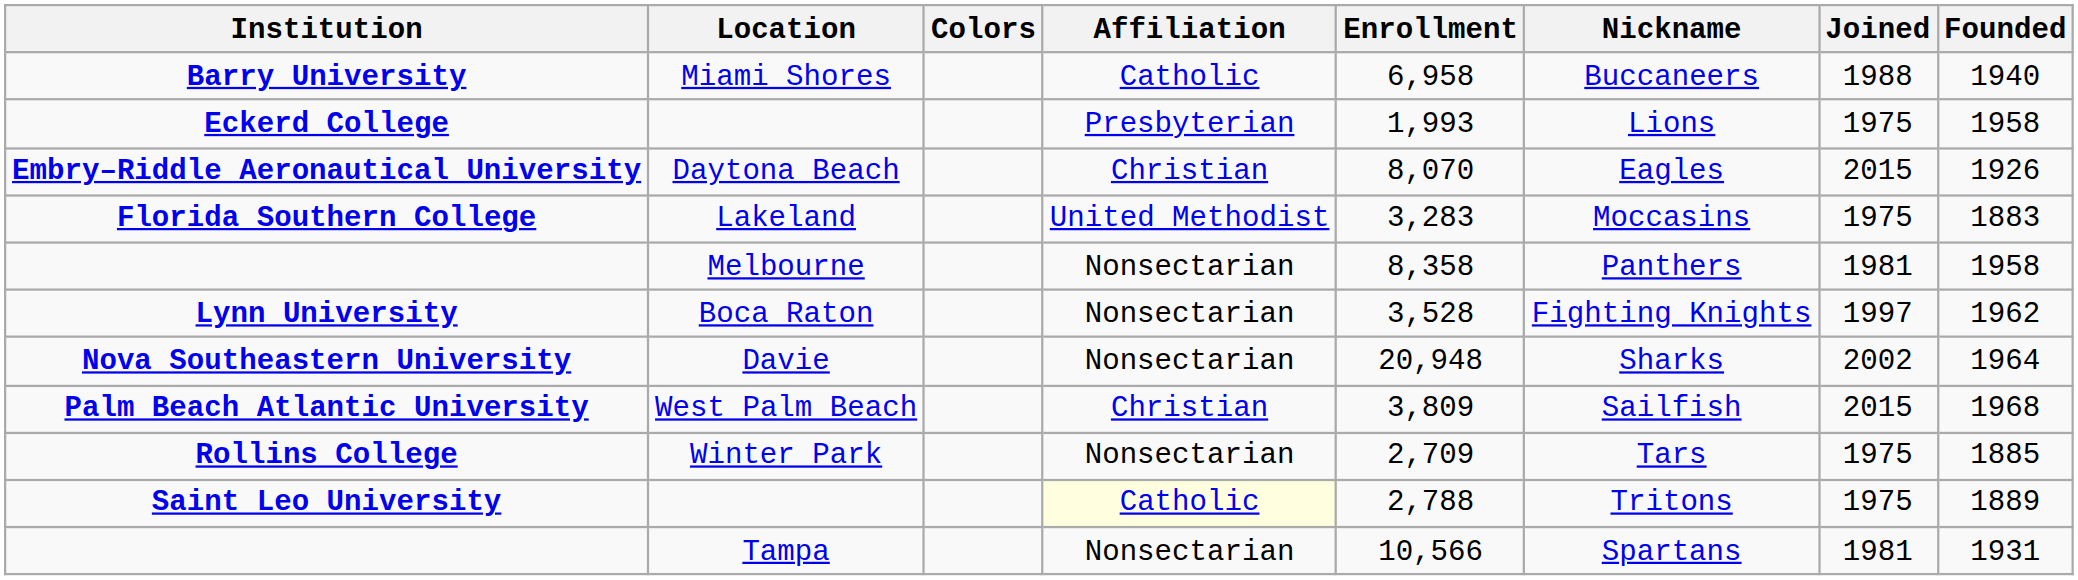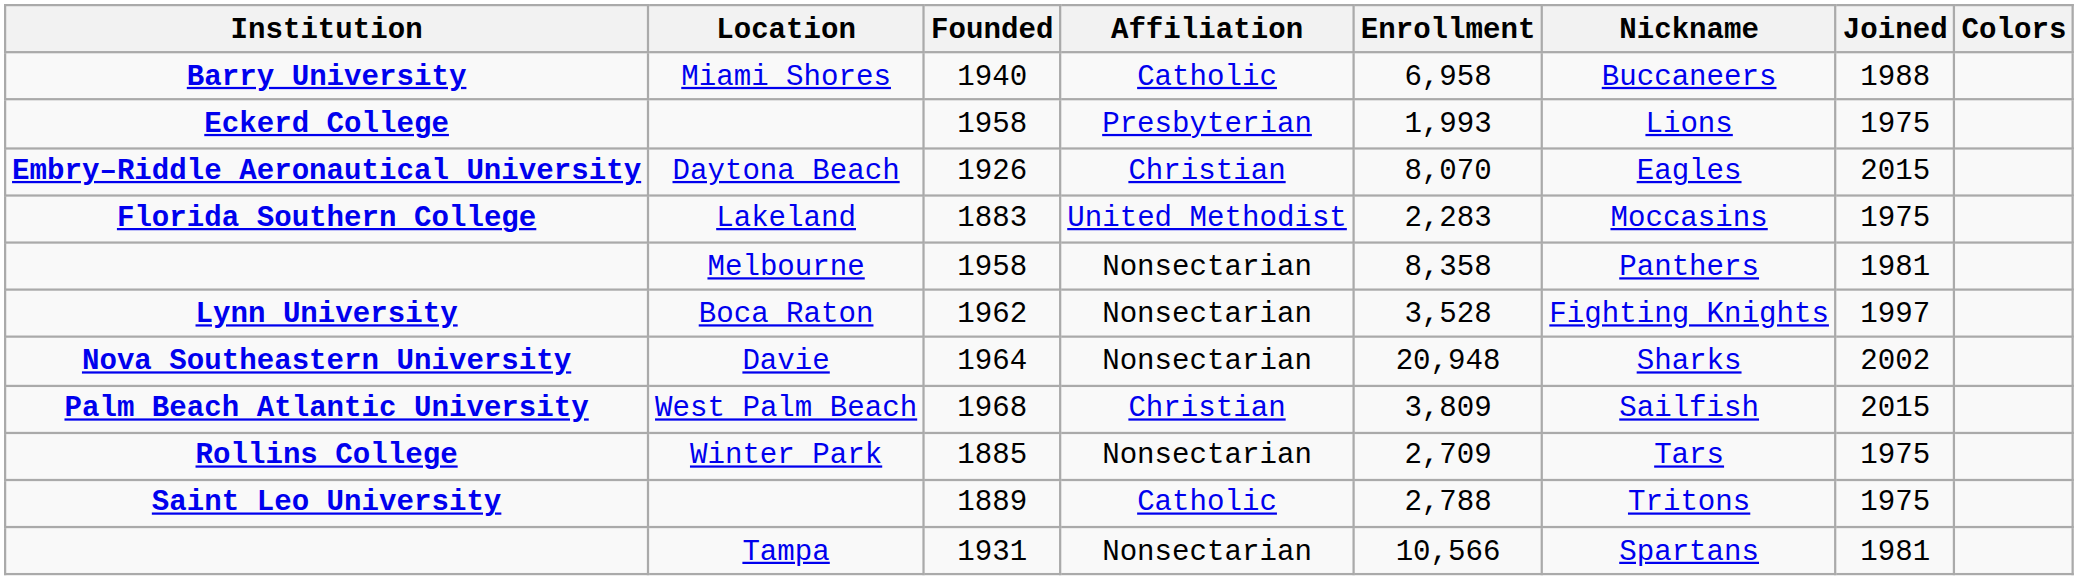columns swapped: (2005, 29) <-> (983, 29)
(1431, 219) 3,283 -> (1448, 219) 2,283
(1190, 503) lightyellow background -> (1207, 503) no background
